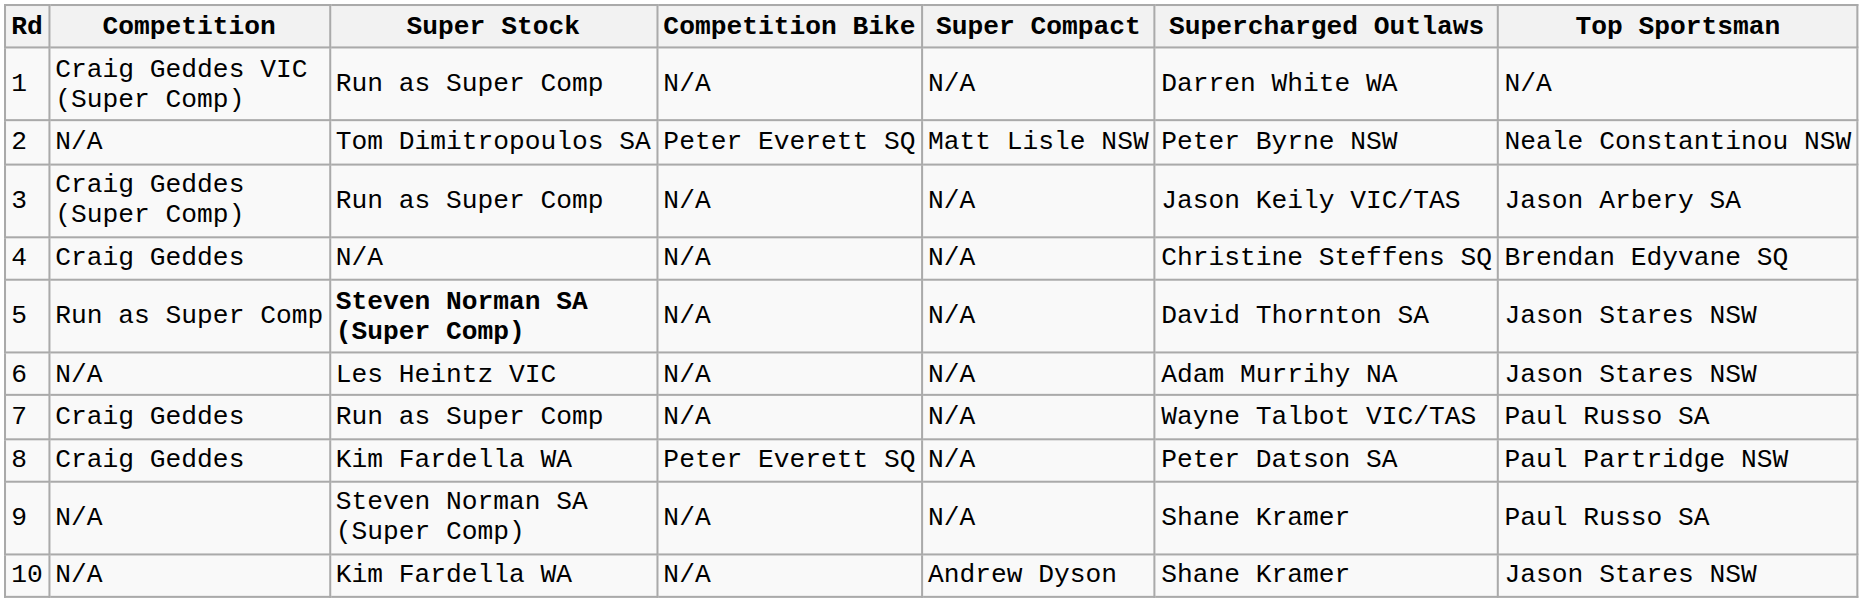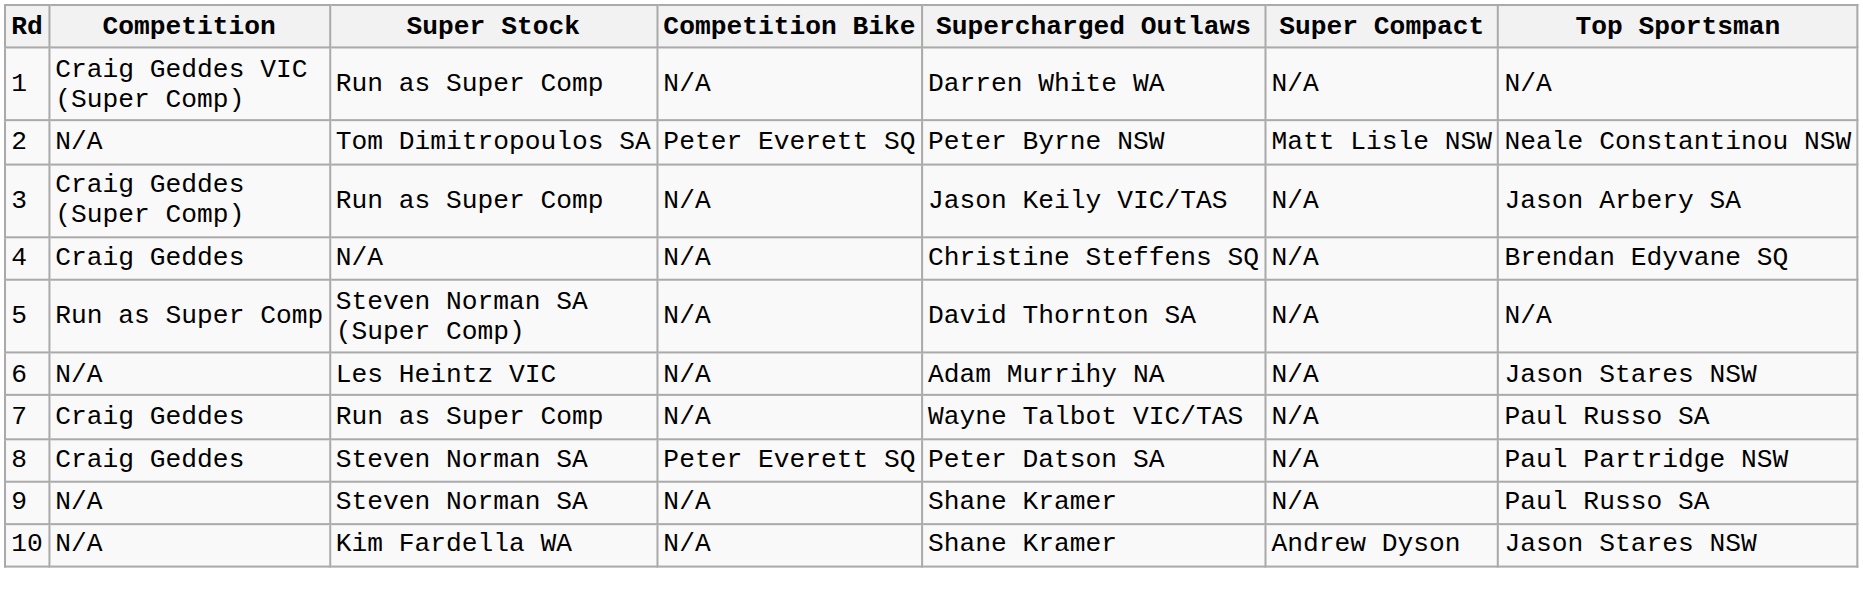columns swapped: (1038, 26) <-> (1327, 26)
(462, 316) bold -> (462, 316) normal
(1631, 316) Jason Stares NSW -> (1528, 316) N/A
(454, 460) Kim Fardella WA -> (462, 460) Steven Norman SA
(462, 518) Steven Norman SA (Super Comp) -> (462, 502) Steven Norman SA
